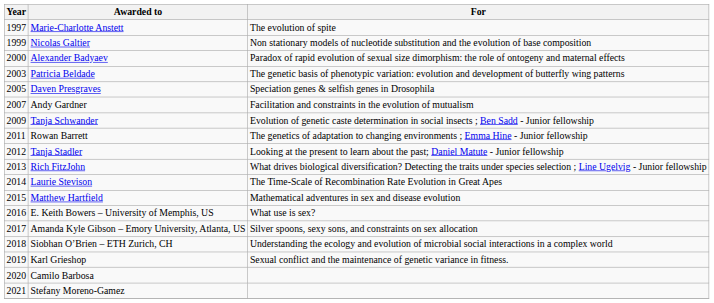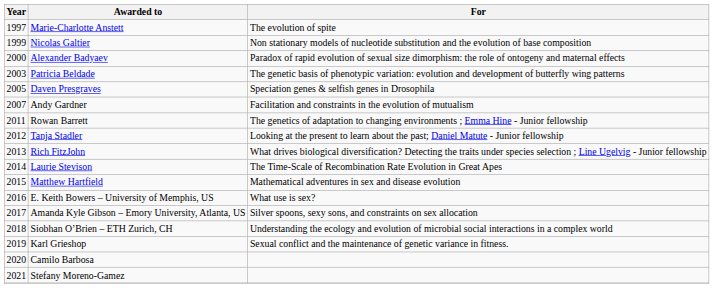- row: (64, 120)
